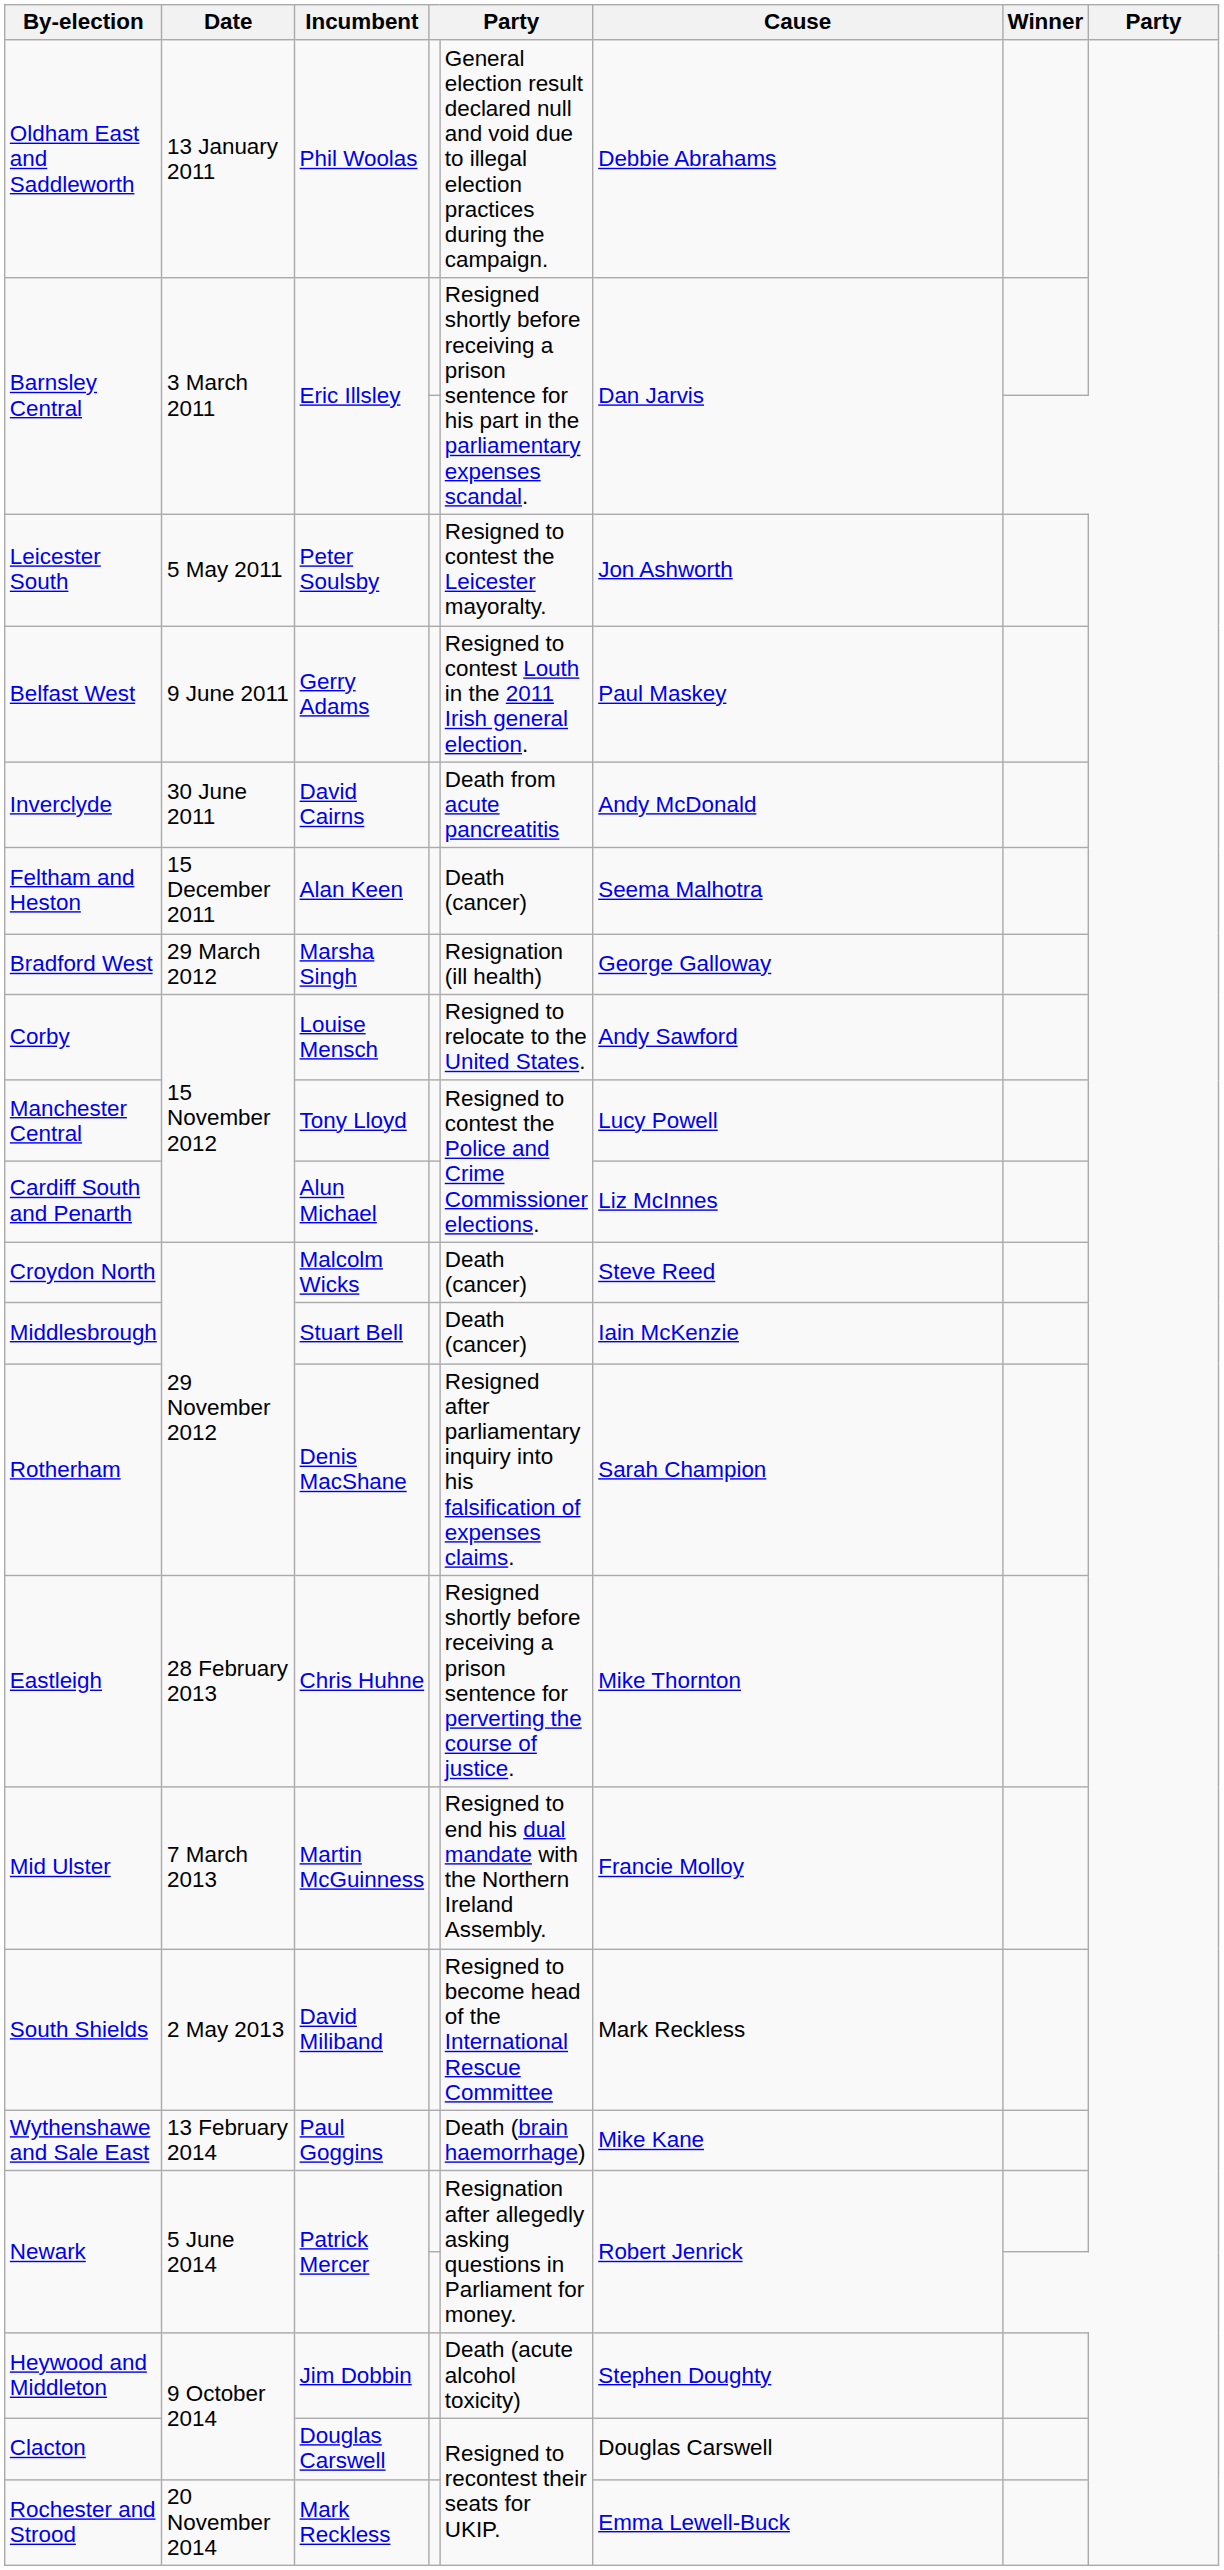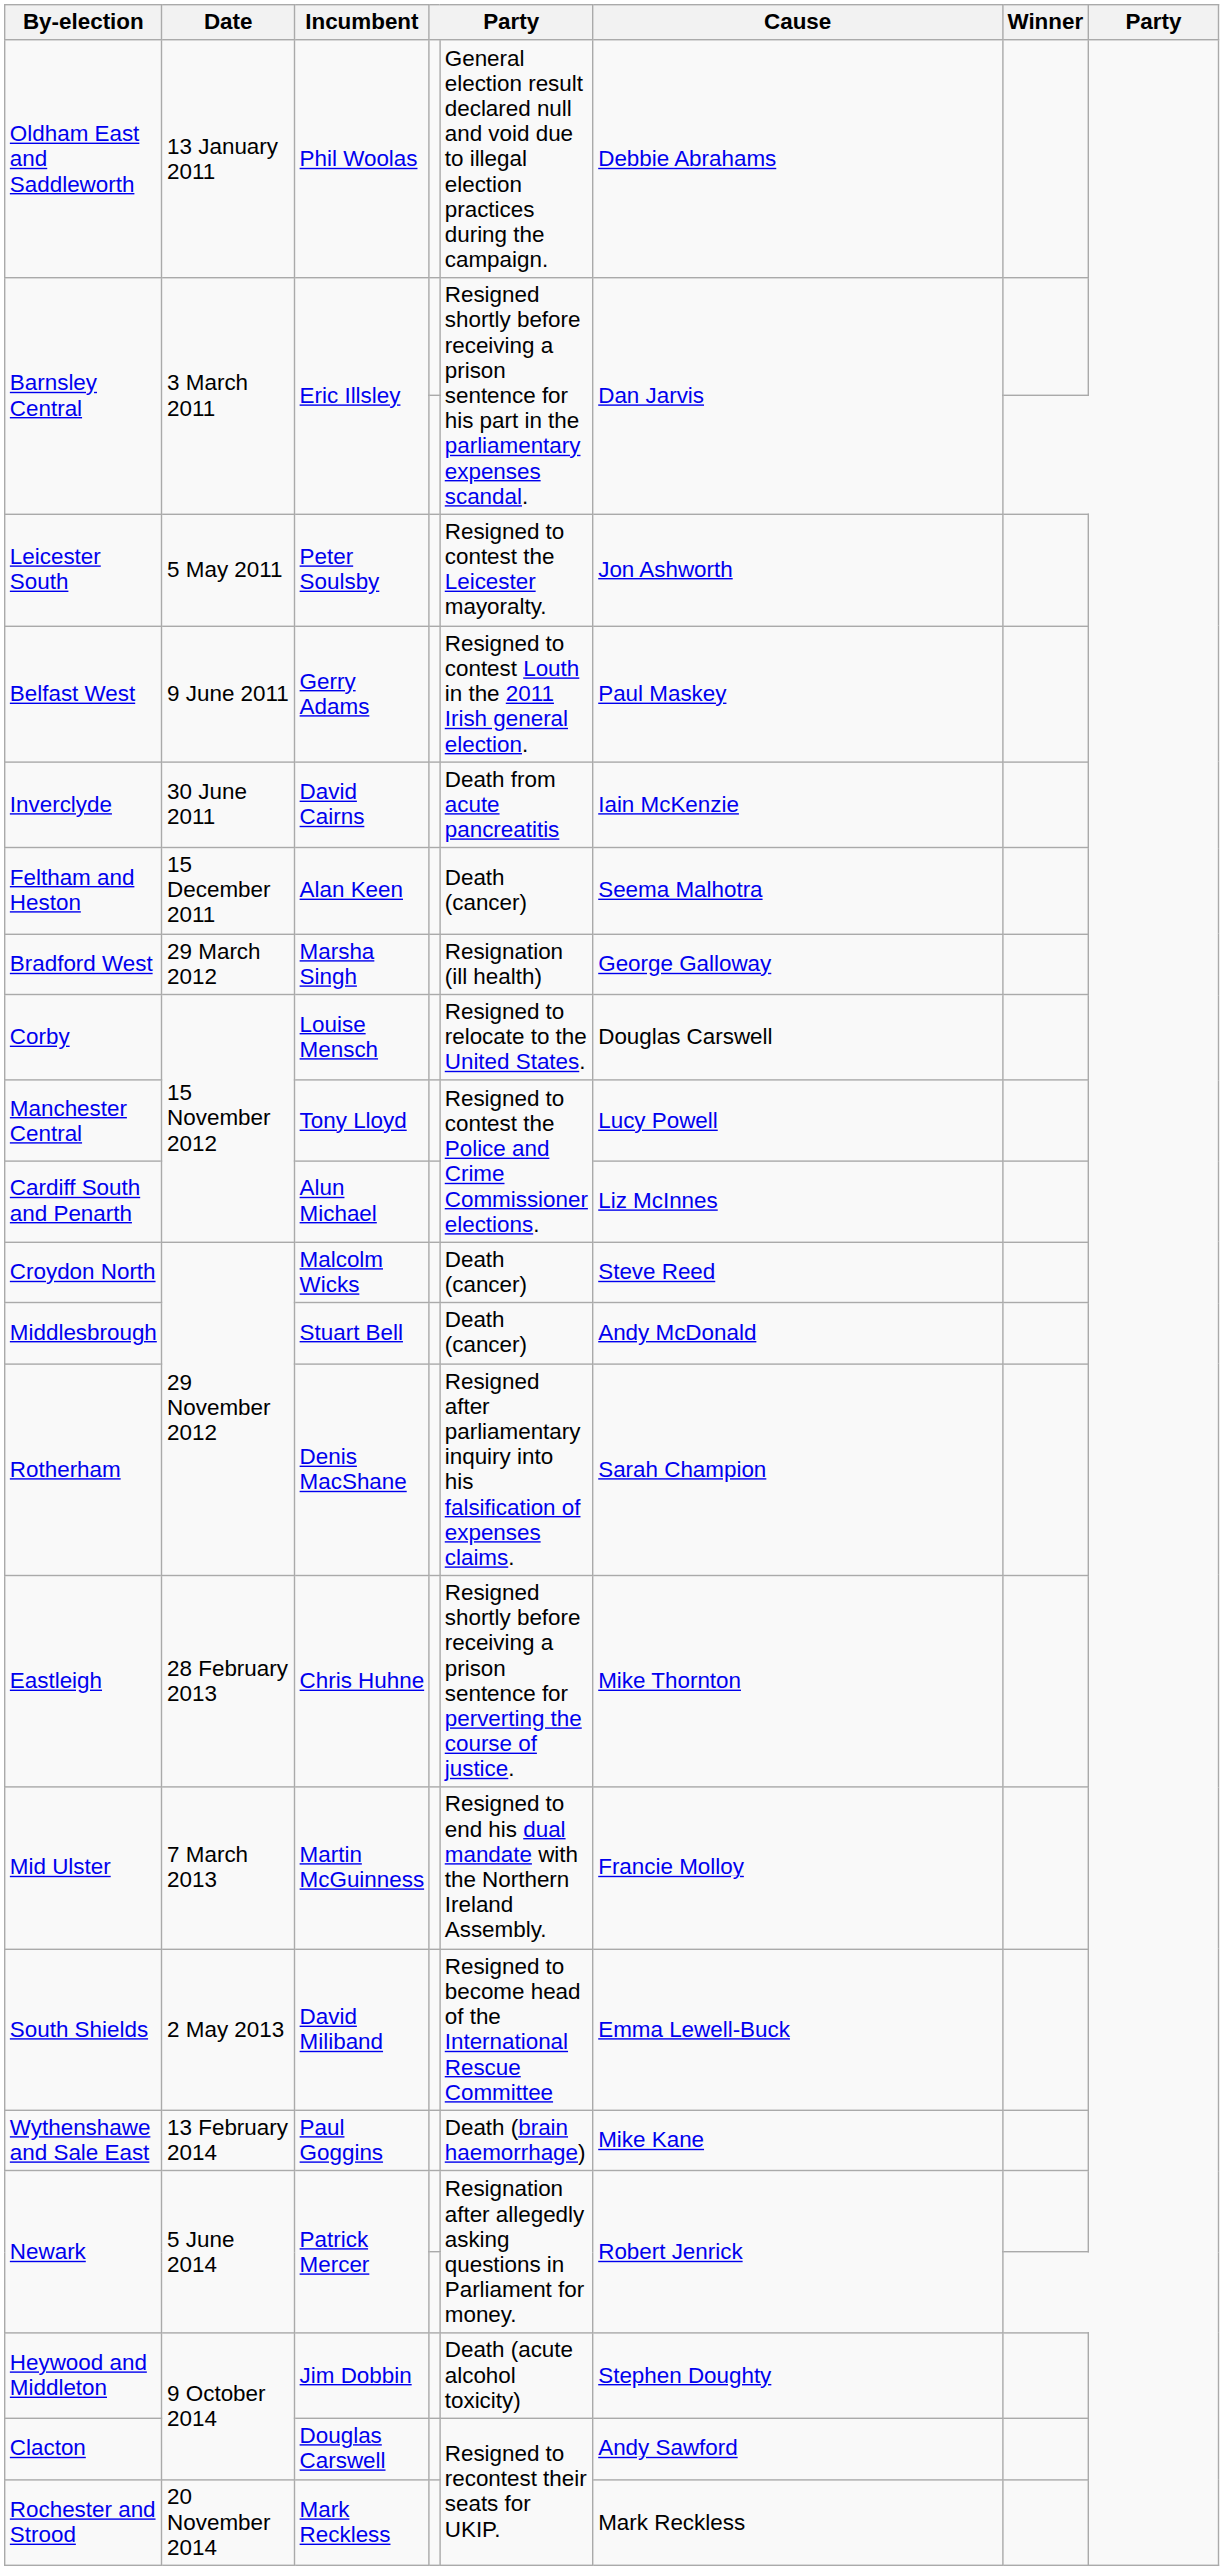(677, 804) Andy McDonald -> (669, 804) Iain McKenzie
(668, 1037) Andy Sawford -> (685, 1037) Douglas Carswell
(669, 1332) Iain McKenzie -> (677, 1332) Andy McDonald
(672, 2029) Mark Reckless -> (694, 2029) Emma Lewell-Buck
(685, 2448) Douglas Carswell -> (668, 2448) Andy Sawford
(694, 2521) Emma Lewell-Buck -> (672, 2521) Mark Reckless
